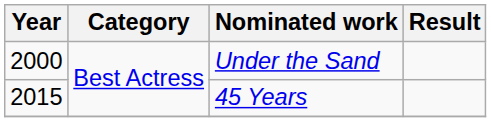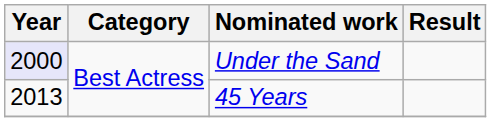(36, 60) no background -> (36, 60) lavender background
(36, 97) 2015 -> (36, 97) 2013
